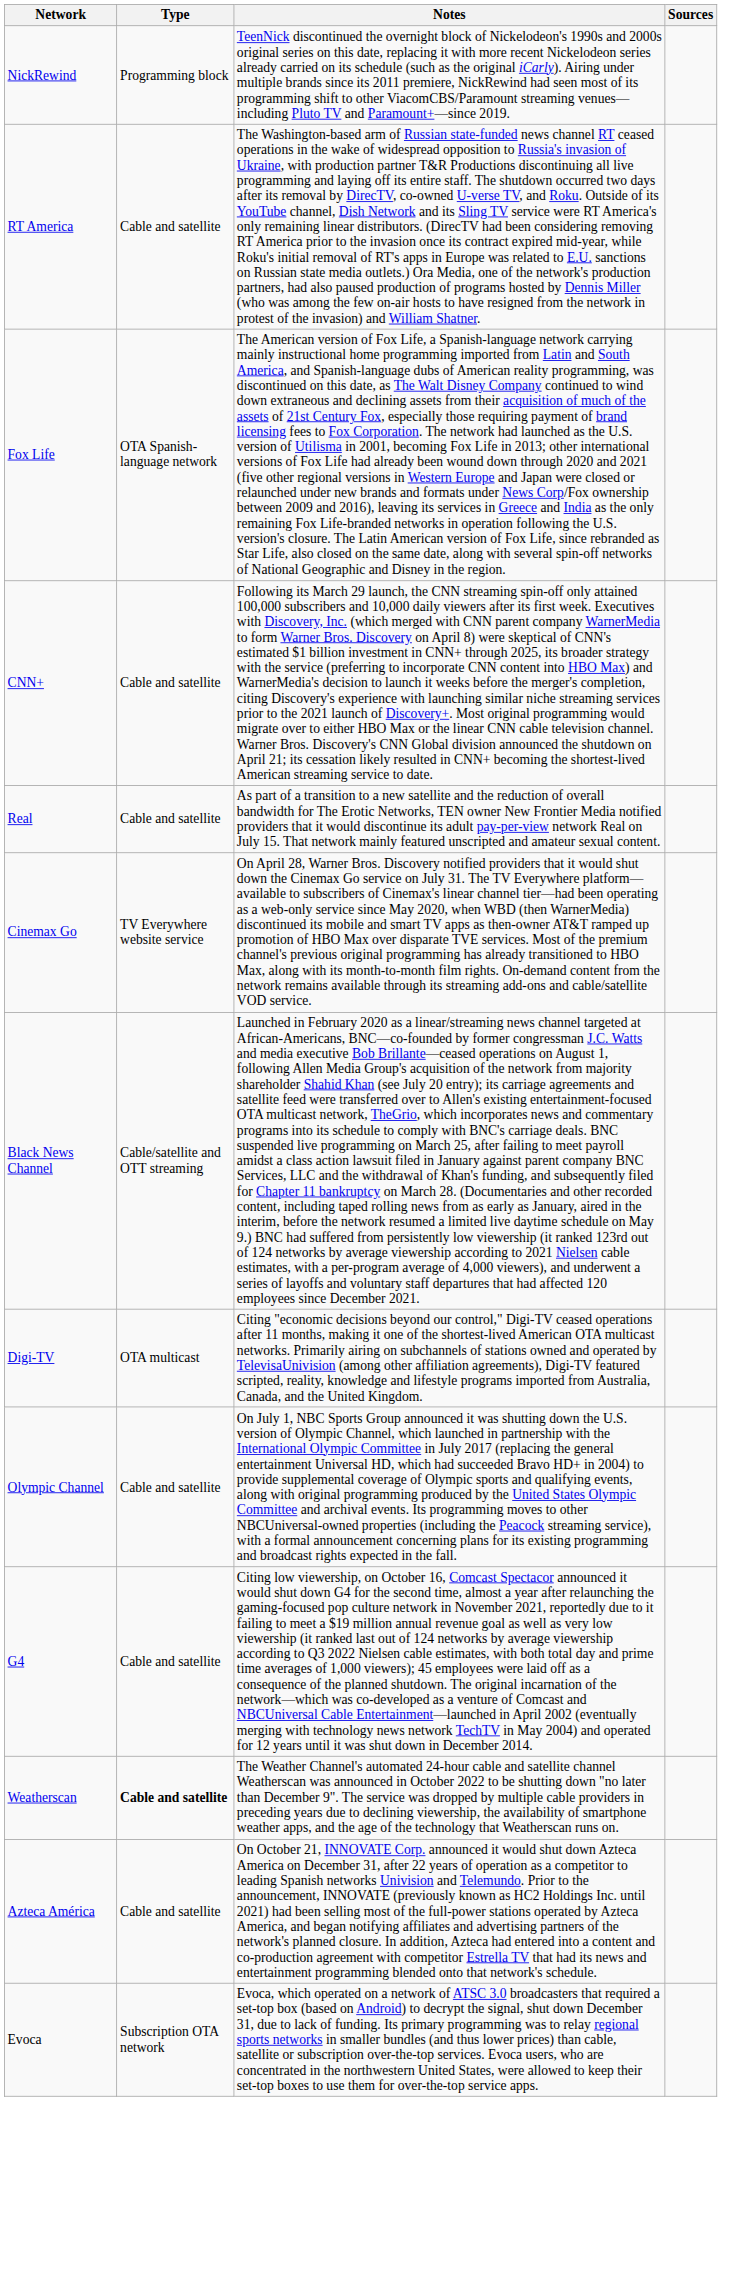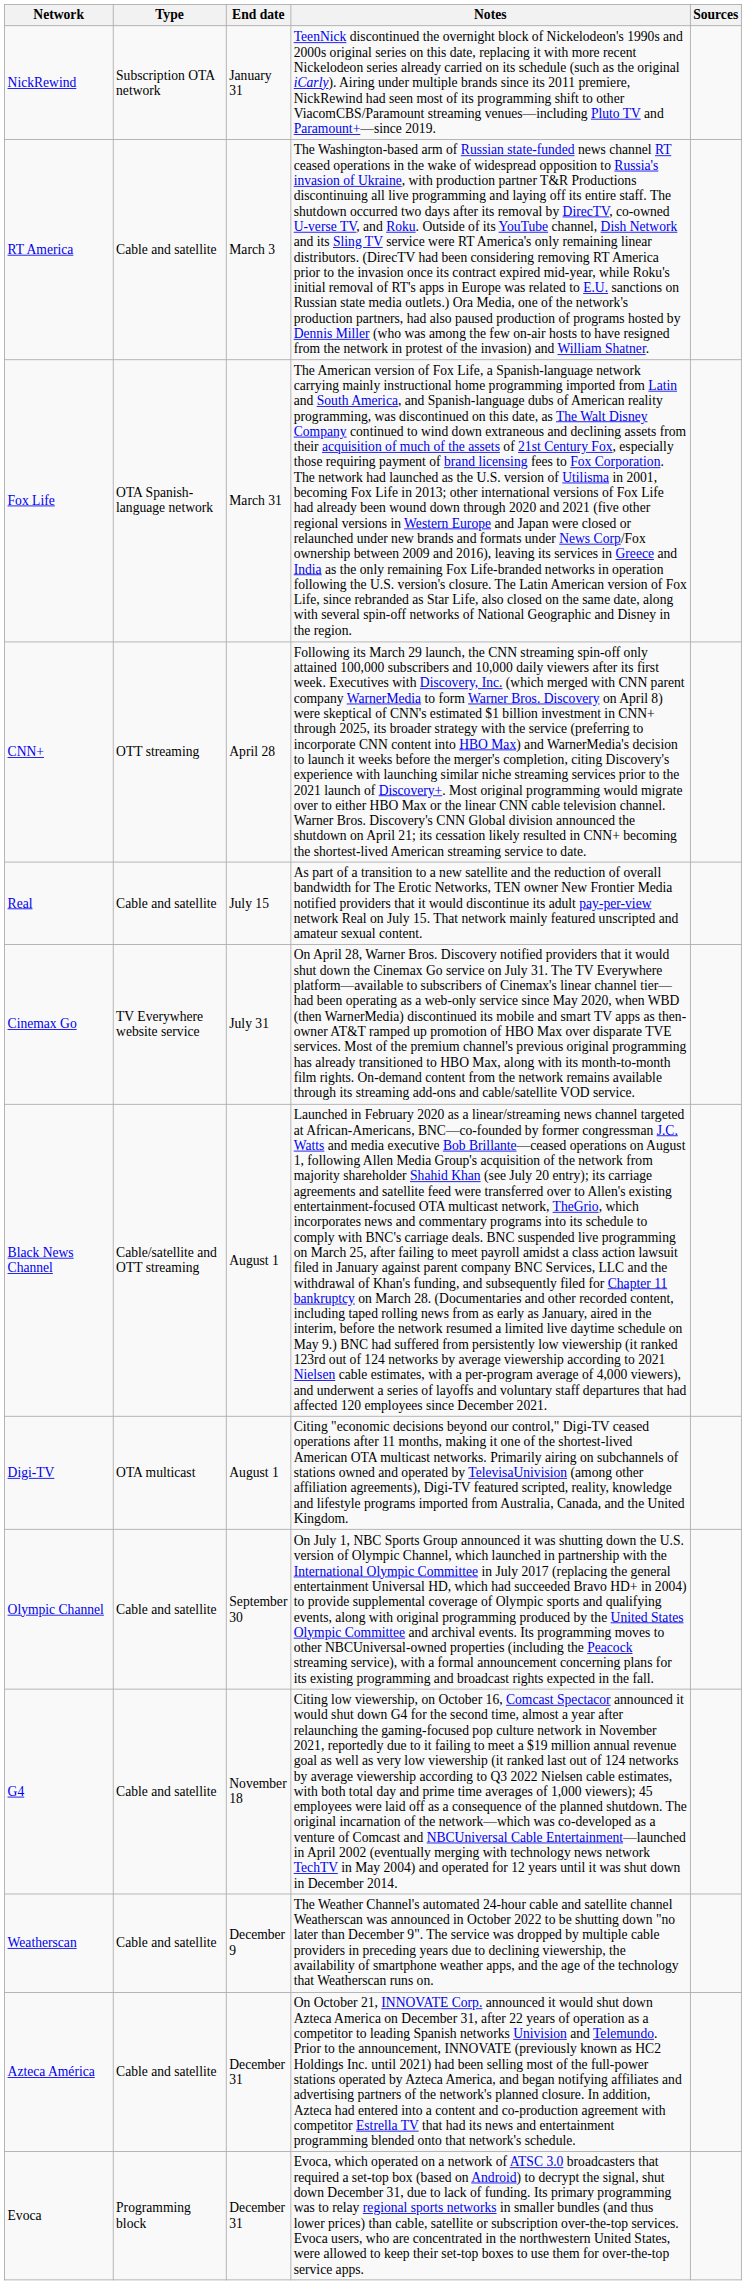+ column: (258, 15)
(174, 75) Programming block -> (166, 82) Subscription OTA network
(170, 682) Cable and satellite -> (158, 751) OTT streaming
(174, 1797) bold -> (166, 1943) normal
(170, 2039) Subscription OTA network -> (153, 2215) Programming block
